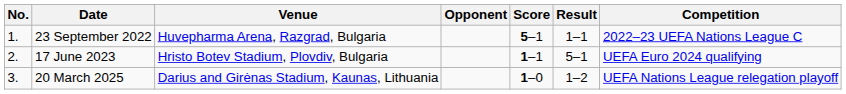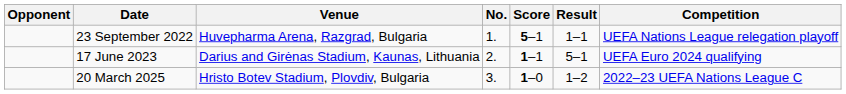columns swapped: (18, 15) <-> (476, 15)
(703, 36) 2022–23 UEFA Nations League C -> (721, 36) UEFA Nations League relegation playoff
(273, 57) Hristo Botev Stadium, Plovdiv, Bulgaria -> (339, 57) Darius and Girėnas Stadium, Kaunas, Lithuania
(298, 78) Darius and Girėnas Stadium, Kaunas, Lithuania -> (314, 78) Hristo Botev Stadium, Plovdiv, Bulgaria
(721, 78) UEFA Nations League relegation playoff -> (703, 78) 2022–23 UEFA Nations League C
